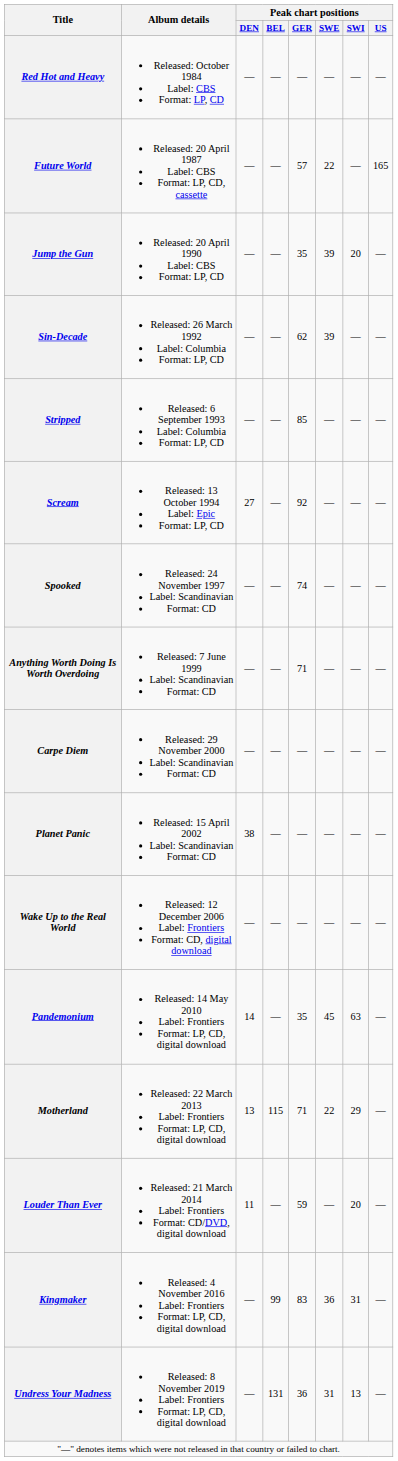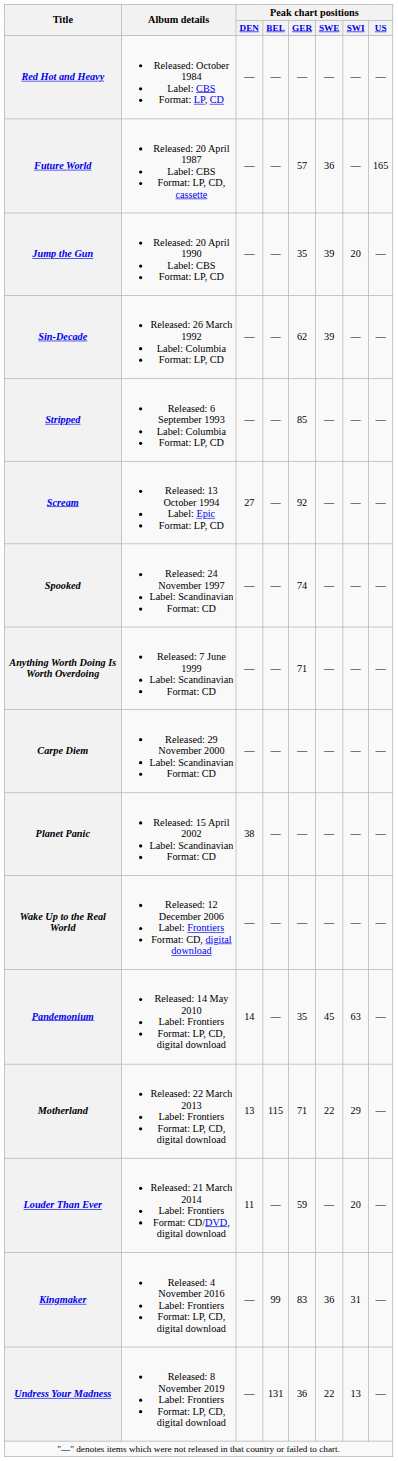(329, 165) 22 -> (329, 165) 36
(329, 1394) 31 -> (329, 1394) 22
